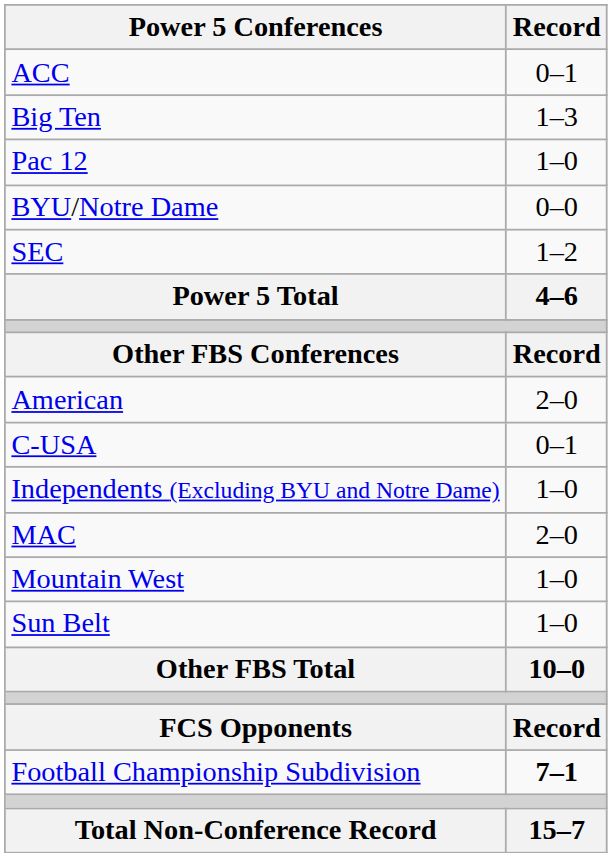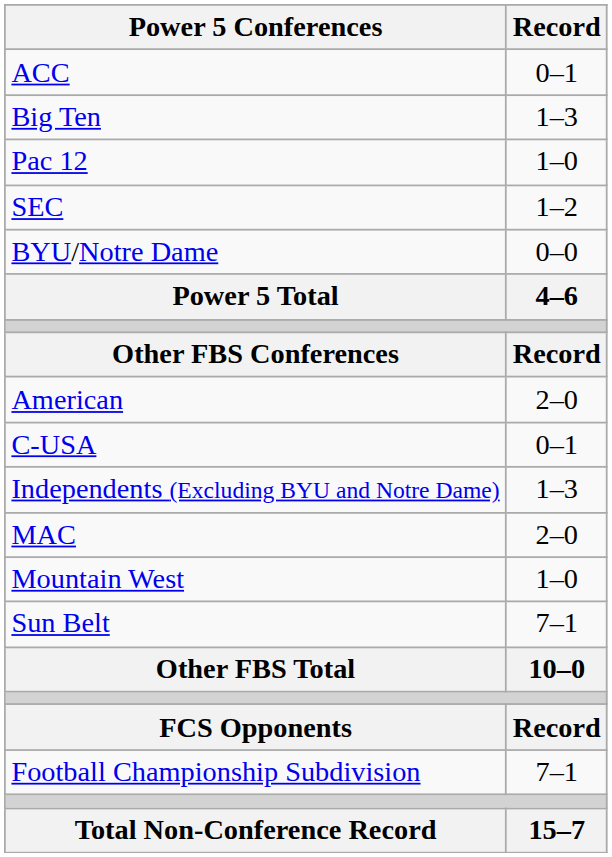rows swapped: (115, 206) <-> (37, 251)
(557, 489) 1–0 -> (557, 489) 1–3
(557, 623) 1–0 -> (557, 623) 7–1
(557, 771) bold -> (557, 771) normal
